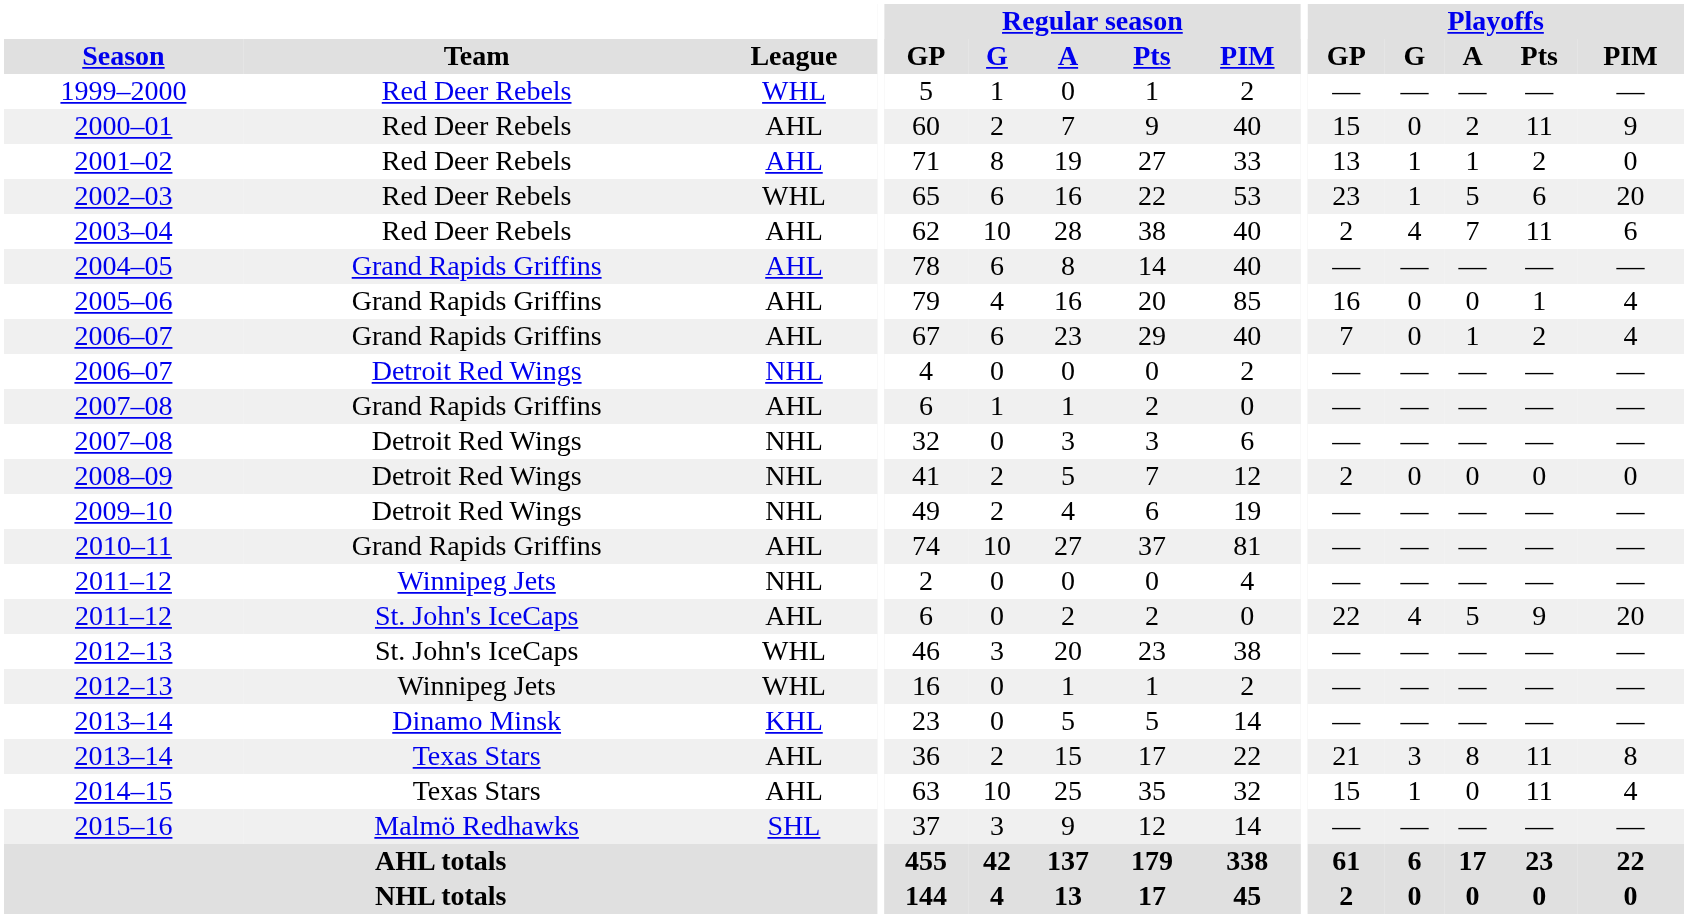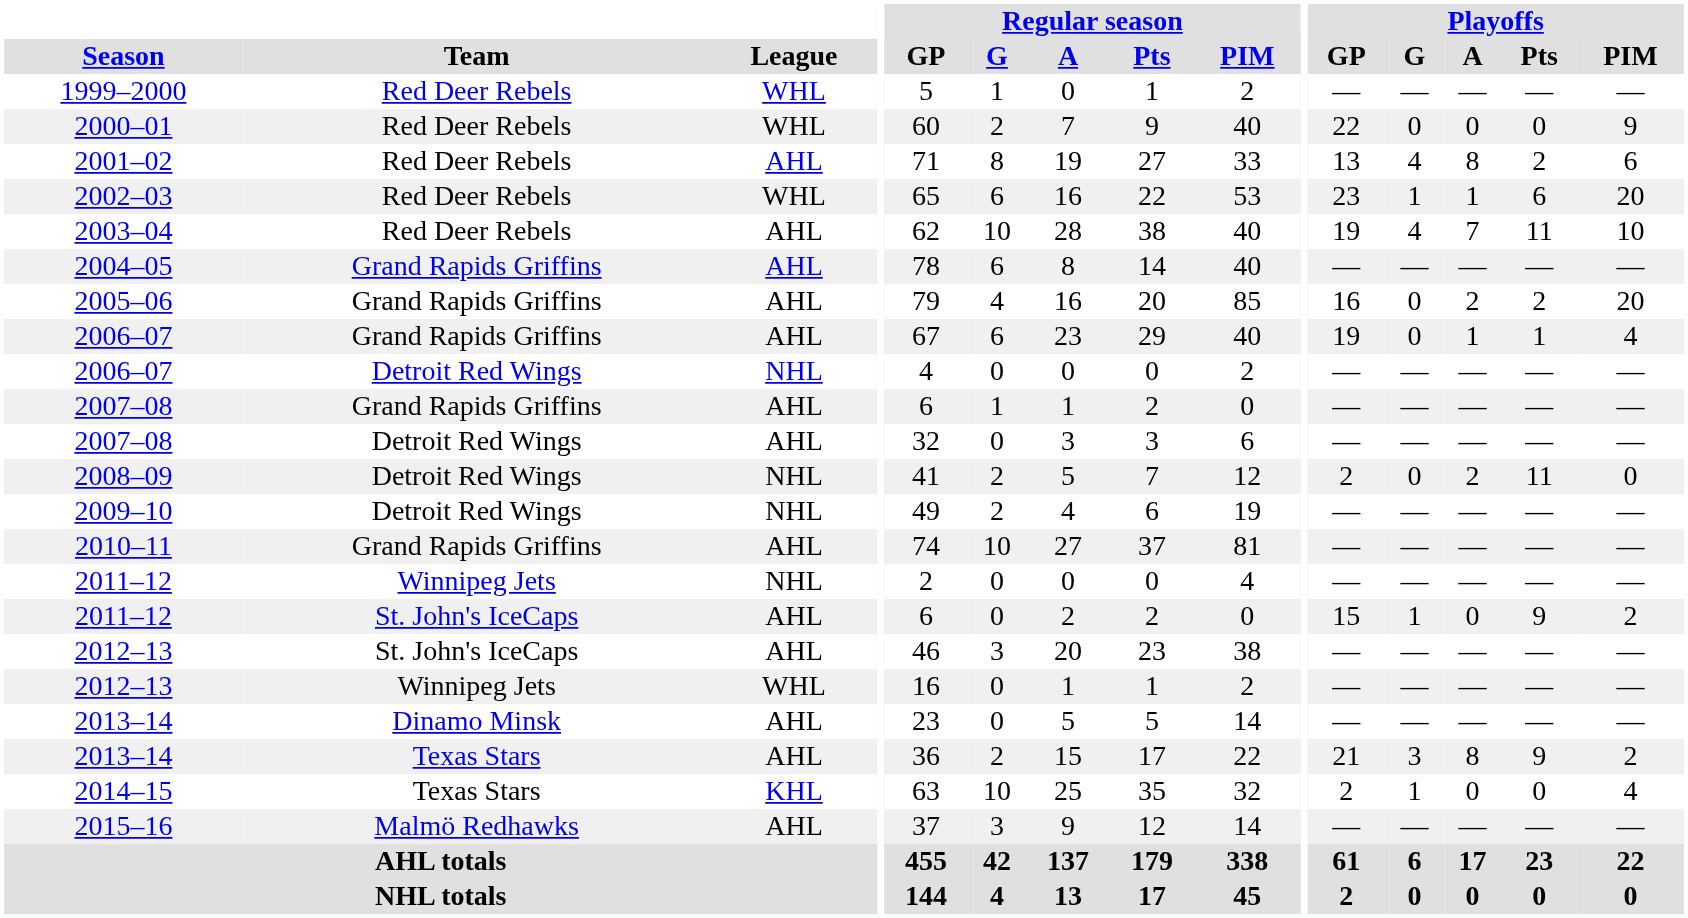(794, 126) AHL -> (794, 126) WHL
(1346, 126) 15 -> (1346, 126) 22
(1473, 126) 2 -> (1473, 126) 0
(1539, 126) 11 -> (1539, 126) 0
(1414, 161) 1 -> (1414, 161) 4
(1473, 161) 1 -> (1473, 161) 8
(1630, 161) 0 -> (1630, 161) 6
(1473, 196) 5 -> (1473, 196) 1
(1346, 231) 2 -> (1346, 231) 19
(1630, 231) 6 -> (1630, 231) 10
(1473, 301) 0 -> (1473, 301) 2
(1539, 301) 1 -> (1539, 301) 2
(1630, 301) 4 -> (1630, 301) 20
(1346, 336) 7 -> (1346, 336) 19
(1539, 336) 2 -> (1539, 336) 1
(794, 441) NHL -> (794, 441) AHL
(1473, 476) 0 -> (1473, 476) 2
(1539, 476) 0 -> (1539, 476) 11
(1346, 616) 22 -> (1346, 616) 15
(1414, 616) 4 -> (1414, 616) 1
(1473, 616) 5 -> (1473, 616) 0
(1630, 616) 20 -> (1630, 616) 2
(794, 651) WHL -> (794, 651) AHL
(794, 721) KHL -> (794, 721) AHL
(1539, 756) 11 -> (1539, 756) 9
(1630, 756) 8 -> (1630, 756) 2
(794, 791) AHL -> (794, 791) KHL
(1346, 791) 15 -> (1346, 791) 2
(1539, 791) 11 -> (1539, 791) 0
(794, 826) SHL -> (794, 826) AHL
